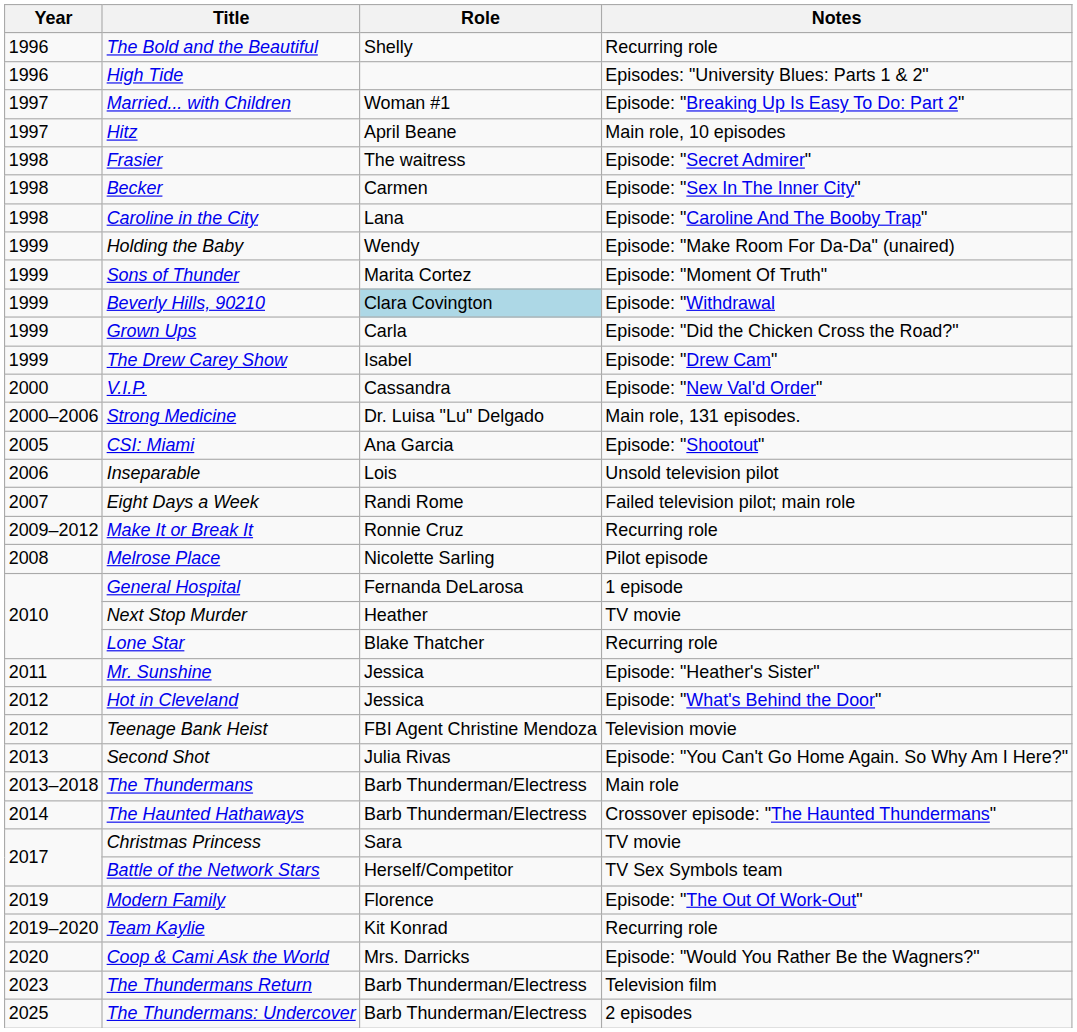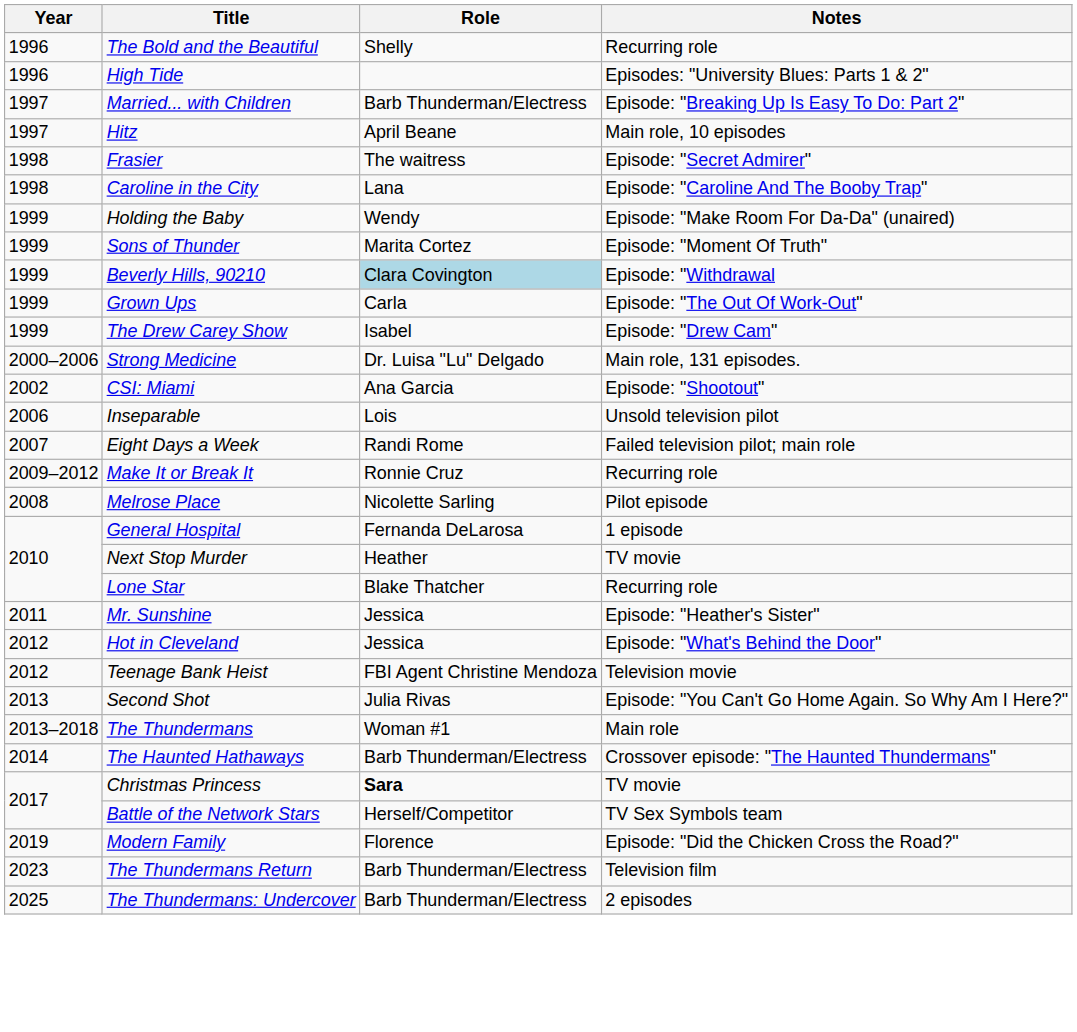(407, 103) Woman #1 -> (475, 103) Barb Thunderman/Electress
- row: (135, 189)
(782, 331) Episode: "Did the Chicken Cross the Road?" -> (734, 302) Episode: "The Out Of Work-Out"
- row: (127, 388)
(29, 445) 2005 -> (29, 388) 2002
(475, 786) Barb Thunderman/Electress -> (407, 729) Woman #1
(383, 842) normal -> (383, 786) bold
(734, 899) Episode: "The Out Of Work-Out" -> (782, 842) Episode: "Did the Chicken Cross the Road?"
- row: (156, 928)
- row: (218, 956)
